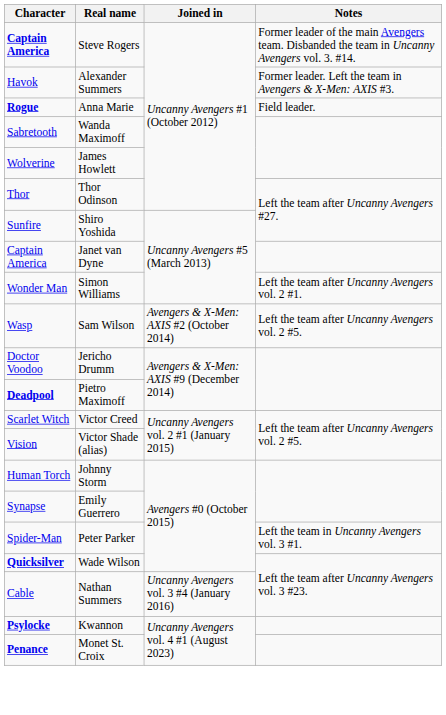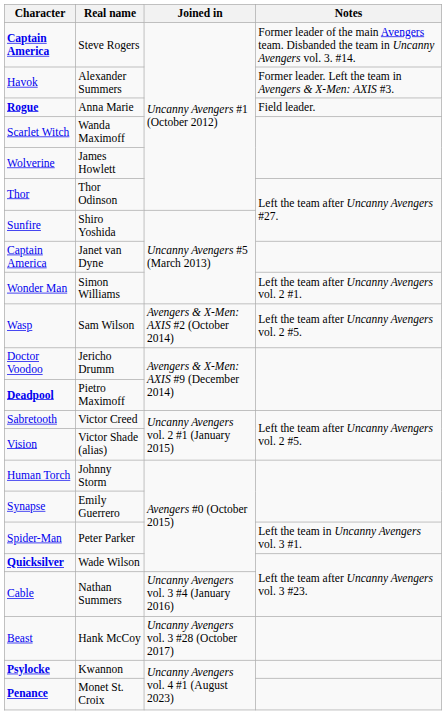(32, 132) Sabretooth -> (38, 132) Scarlet Witch
(38, 419) Scarlet Witch -> (32, 419) Sabretooth
+ row: (109, 638)
